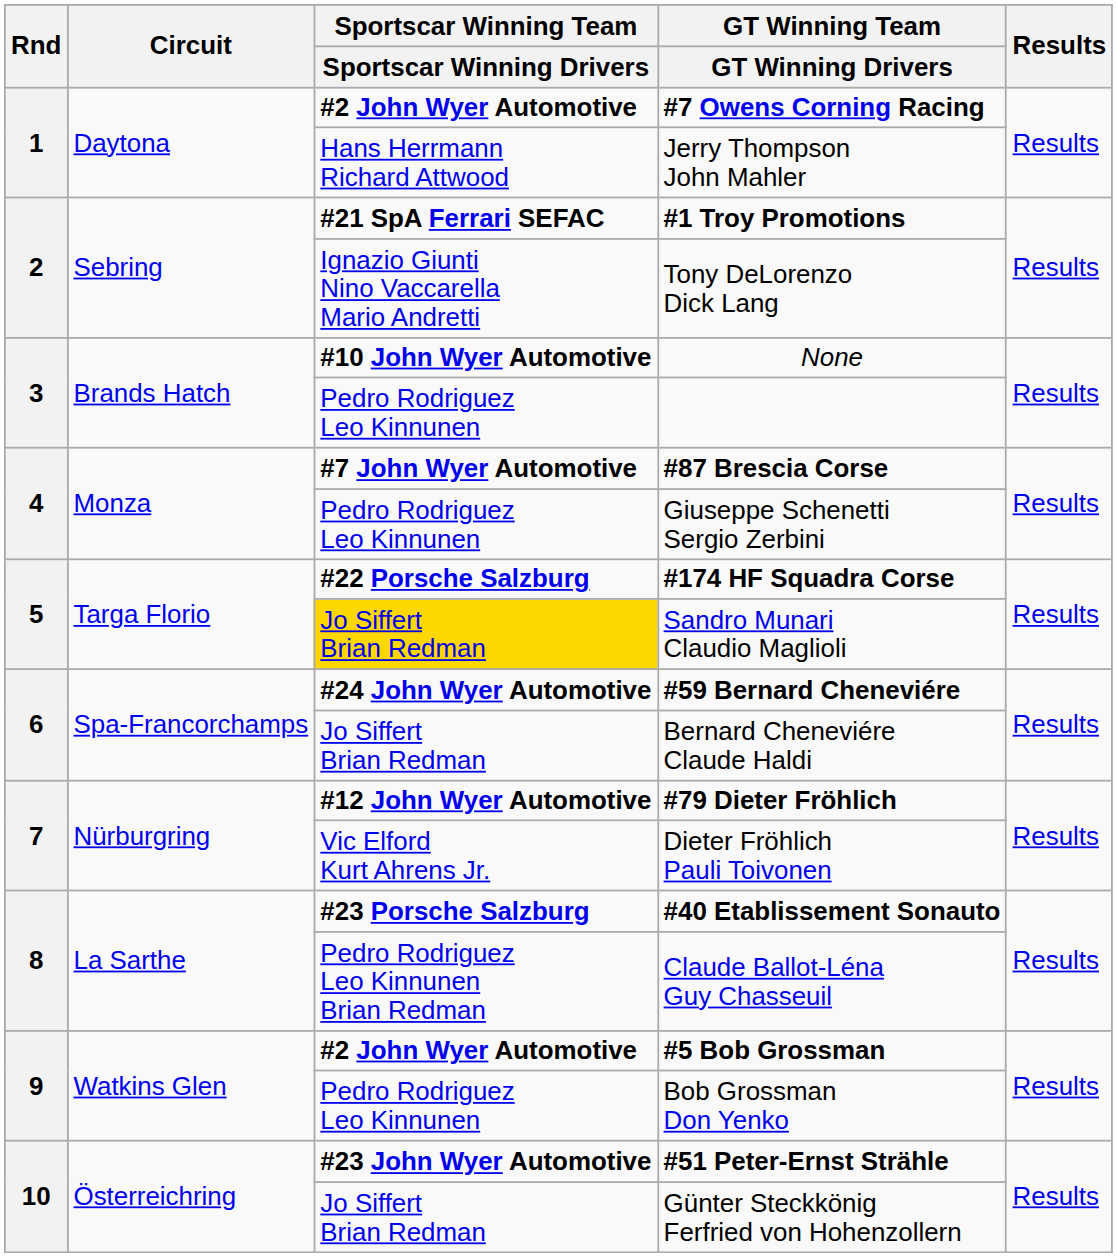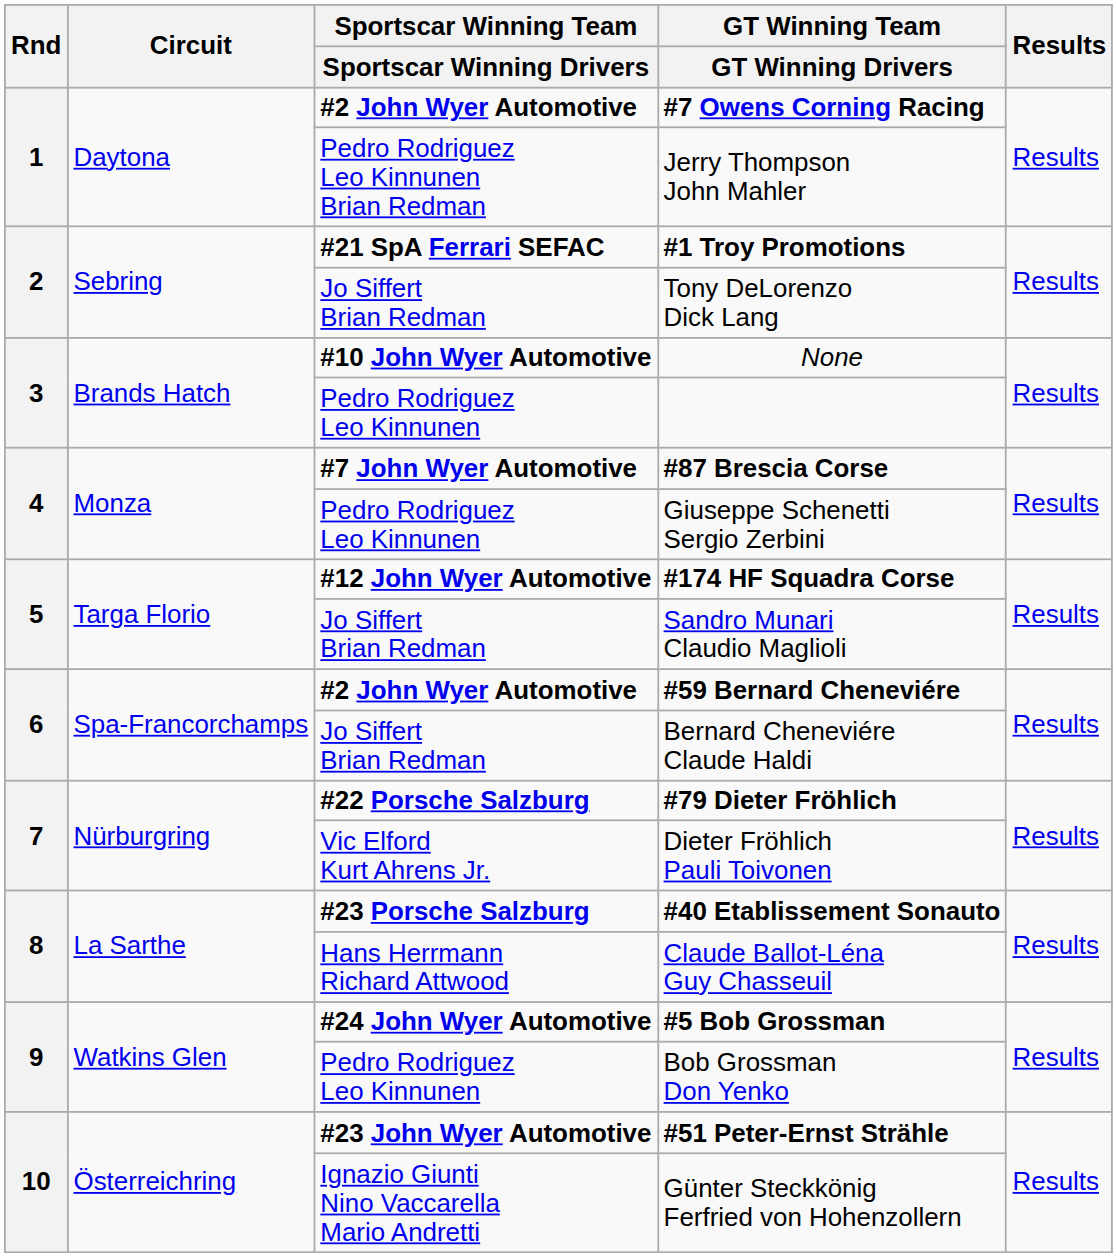(415, 163) Hans Herrmann Richard Attwood -> (418, 177) Pedro Rodriguez Leo Kinnunen Brian Redman
(410, 288) Ignazio Giunti Nino Vaccarella Mario Andretti -> (403, 303) Jo Siffert Brian Redman
(455, 579) #22 Porsche Salzburg -> (486, 579) #12 John Wyer Automotive
(403, 635) gold background -> (403, 635) no background
(486, 690) #24 John Wyer Automotive -> (479, 690) #2 John Wyer Automotive
(486, 801) #12 John Wyer Automotive -> (455, 801) #22 Porsche Salzburg
(418, 981) Pedro Rodriguez Leo Kinnunen Brian Redman -> (415, 967) Hans Herrmann Richard Attwood
(479, 1051) #2 John Wyer Automotive -> (486, 1022) #24 John Wyer Automotive
(403, 1217) Jo Siffert Brian Redman -> (410, 1203) Ignazio Giunti Nino Vaccarella Mario Andretti
